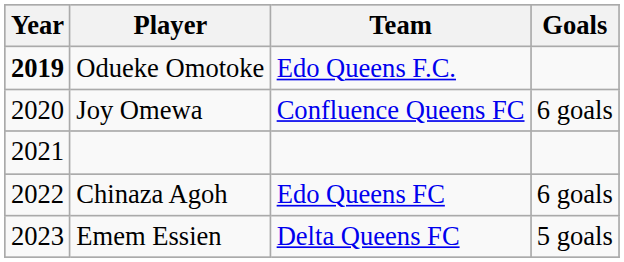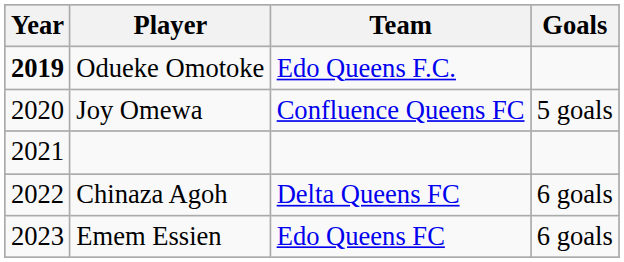(575, 109) 6 goals -> (575, 109) 5 goals
(361, 194) Edo Queens FC -> (368, 194) Delta Queens FC
(368, 236) Delta Queens FC -> (361, 236) Edo Queens FC
(575, 236) 5 goals -> (575, 236) 6 goals
